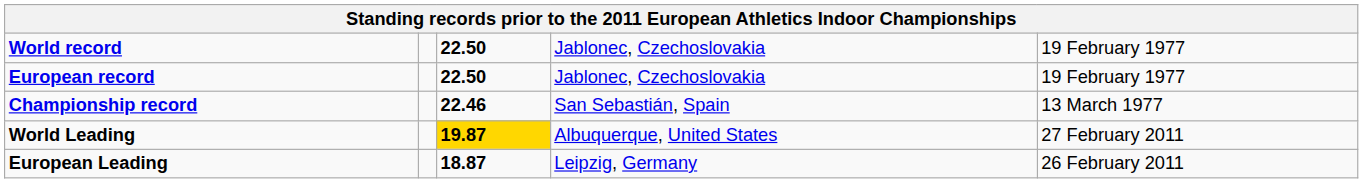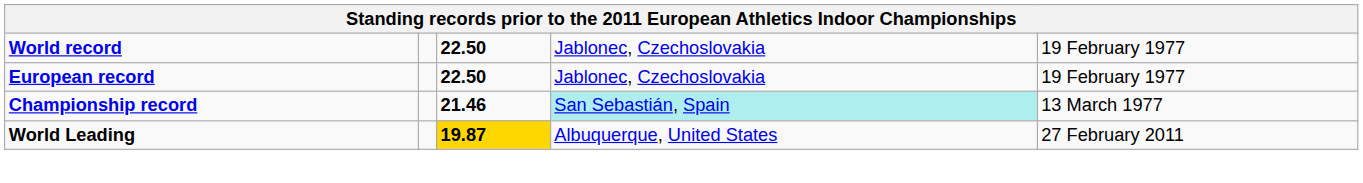(463, 105) 22.46 -> (463, 105) 21.46
(642, 105) no background -> (642, 105) paleturquoise background
- row: (88, 163)
